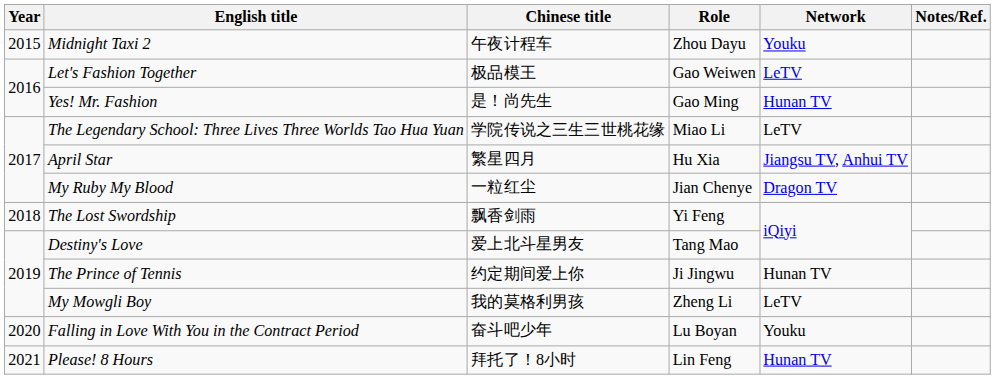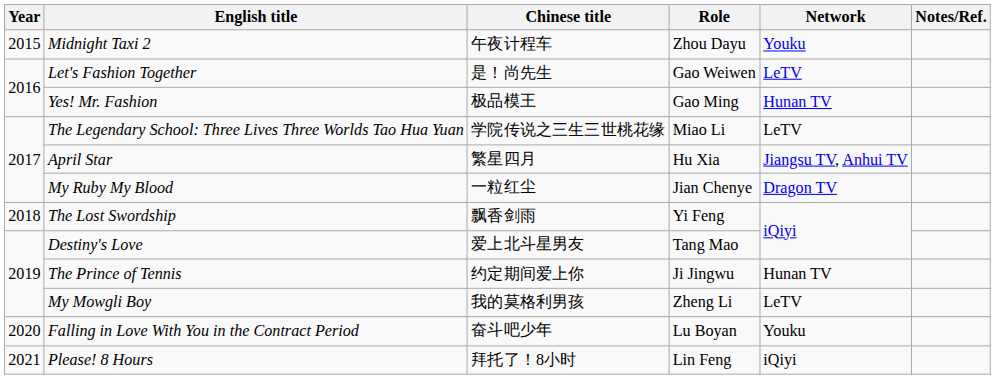(504, 72) 极品模王 -> (512, 72) 是！尚先生
(512, 101) 是！尚先生 -> (504, 101) 极品模王
(798, 359) Hunan TV -> (780, 359) iQiyi
